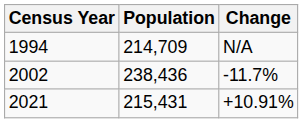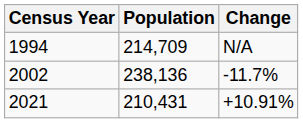(155, 74) 238,436 -> (155, 74) 238,136
(155, 103) 215,431 -> (155, 103) 210,431
